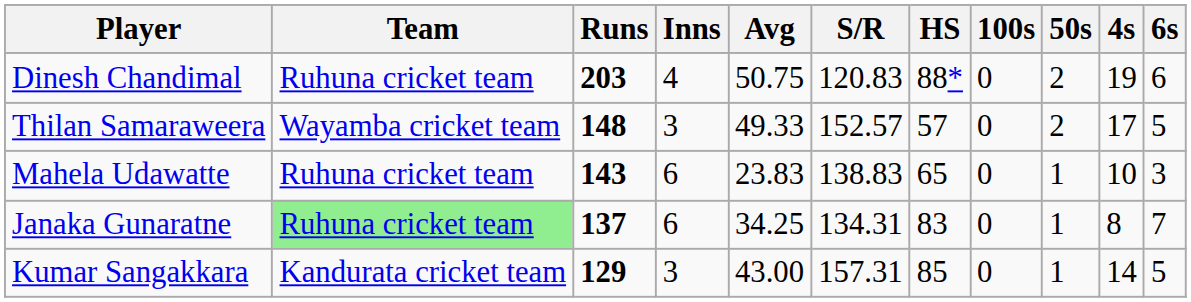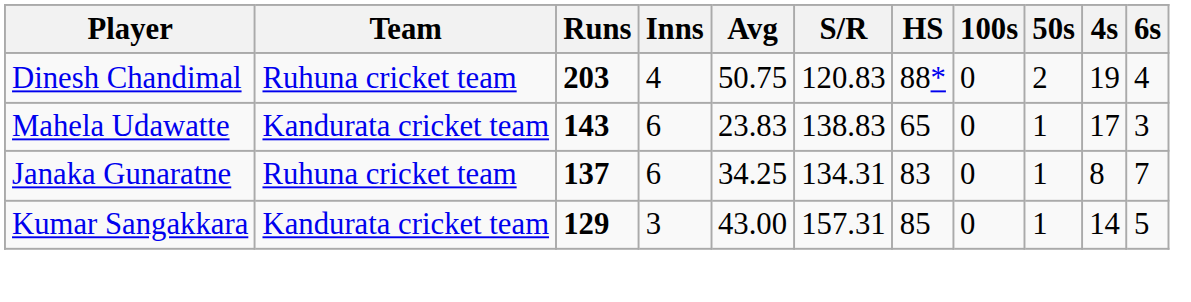(1159, 77) 6 -> (1142, 77) 4
- row: (139, 126)
(407, 175) Ruhuna cricket team -> (406, 126) Kandurata cricket team
(1122, 175) 10 -> (1104, 126) 17
(407, 223) lightgreen background -> (390, 175) no background
